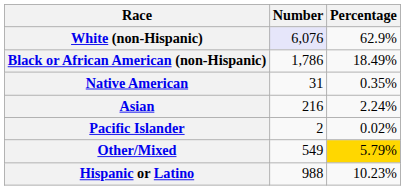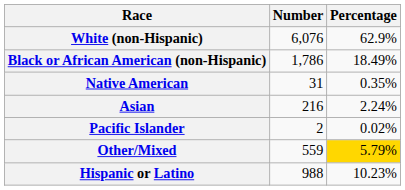(307, 38) lavender background -> (307, 38) no background
(313, 151) 549 -> (313, 151) 559
